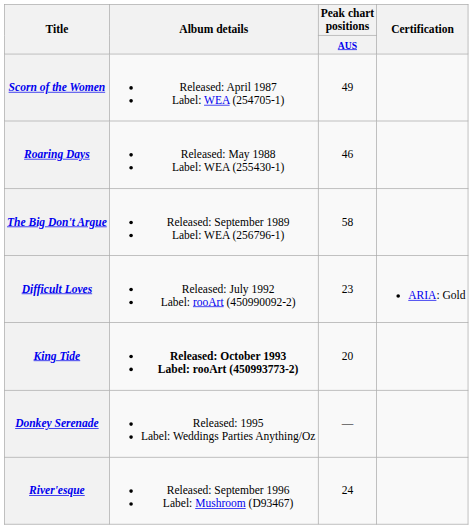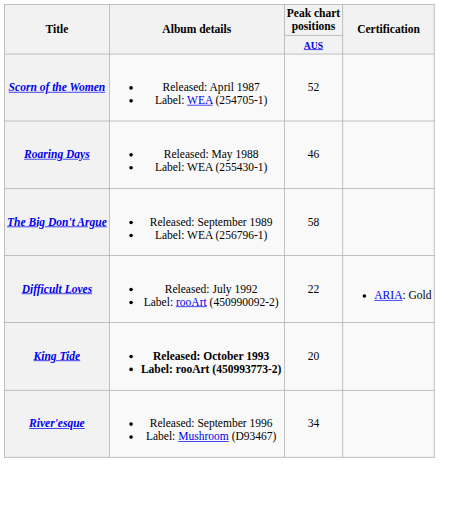(347, 87) 49 -> (313, 87) 52
(347, 289) 23 -> (313, 289) 22
- row: (57, 423)
(347, 490) 24 -> (313, 423) 34
